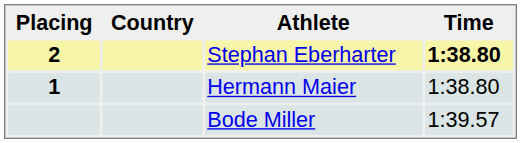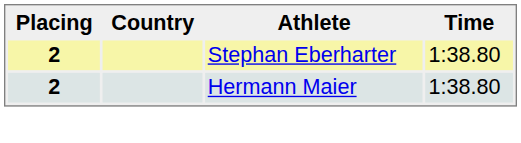(464, 55) bold -> (465, 55) normal
(54, 87) 1 -> (54, 87) 2
- row: (261, 119)
